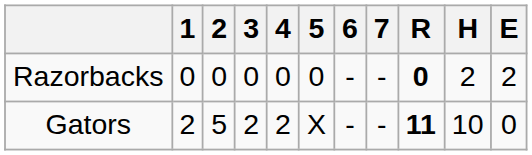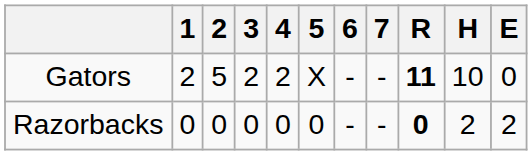rows swapped: (88, 77) <-> (88, 125)
